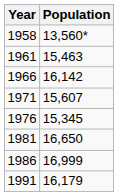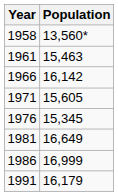(63, 98) 15,607 -> (63, 98) 15,605
(63, 139) 16,650 -> (63, 139) 16,649
